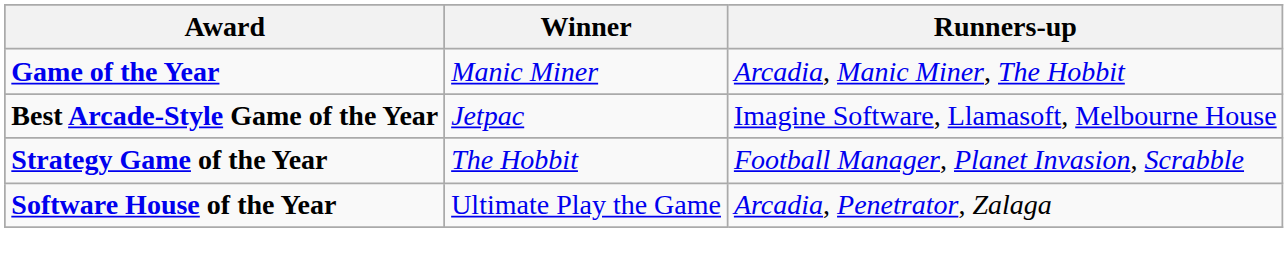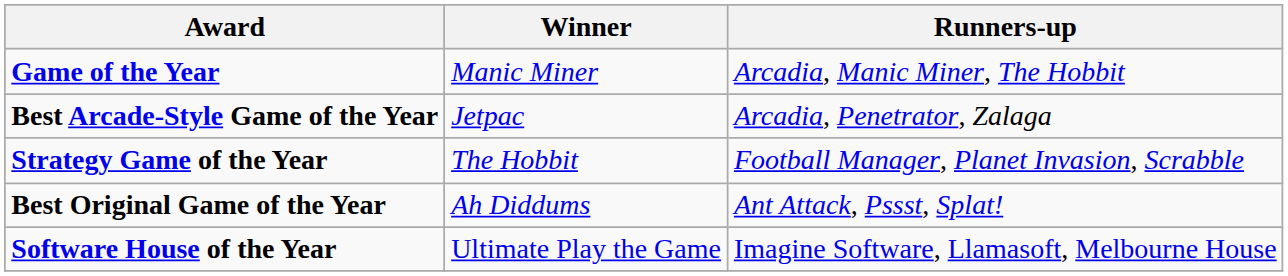(1005, 115) Imagine Software, Llamasoft, Melbourne House -> (893, 115) Arcadia, Penetrator, Zalaga
+ row: (199, 204)
(893, 204) Arcadia, Penetrator, Zalaga -> (1005, 248) Imagine Software, Llamasoft, Melbourne House
